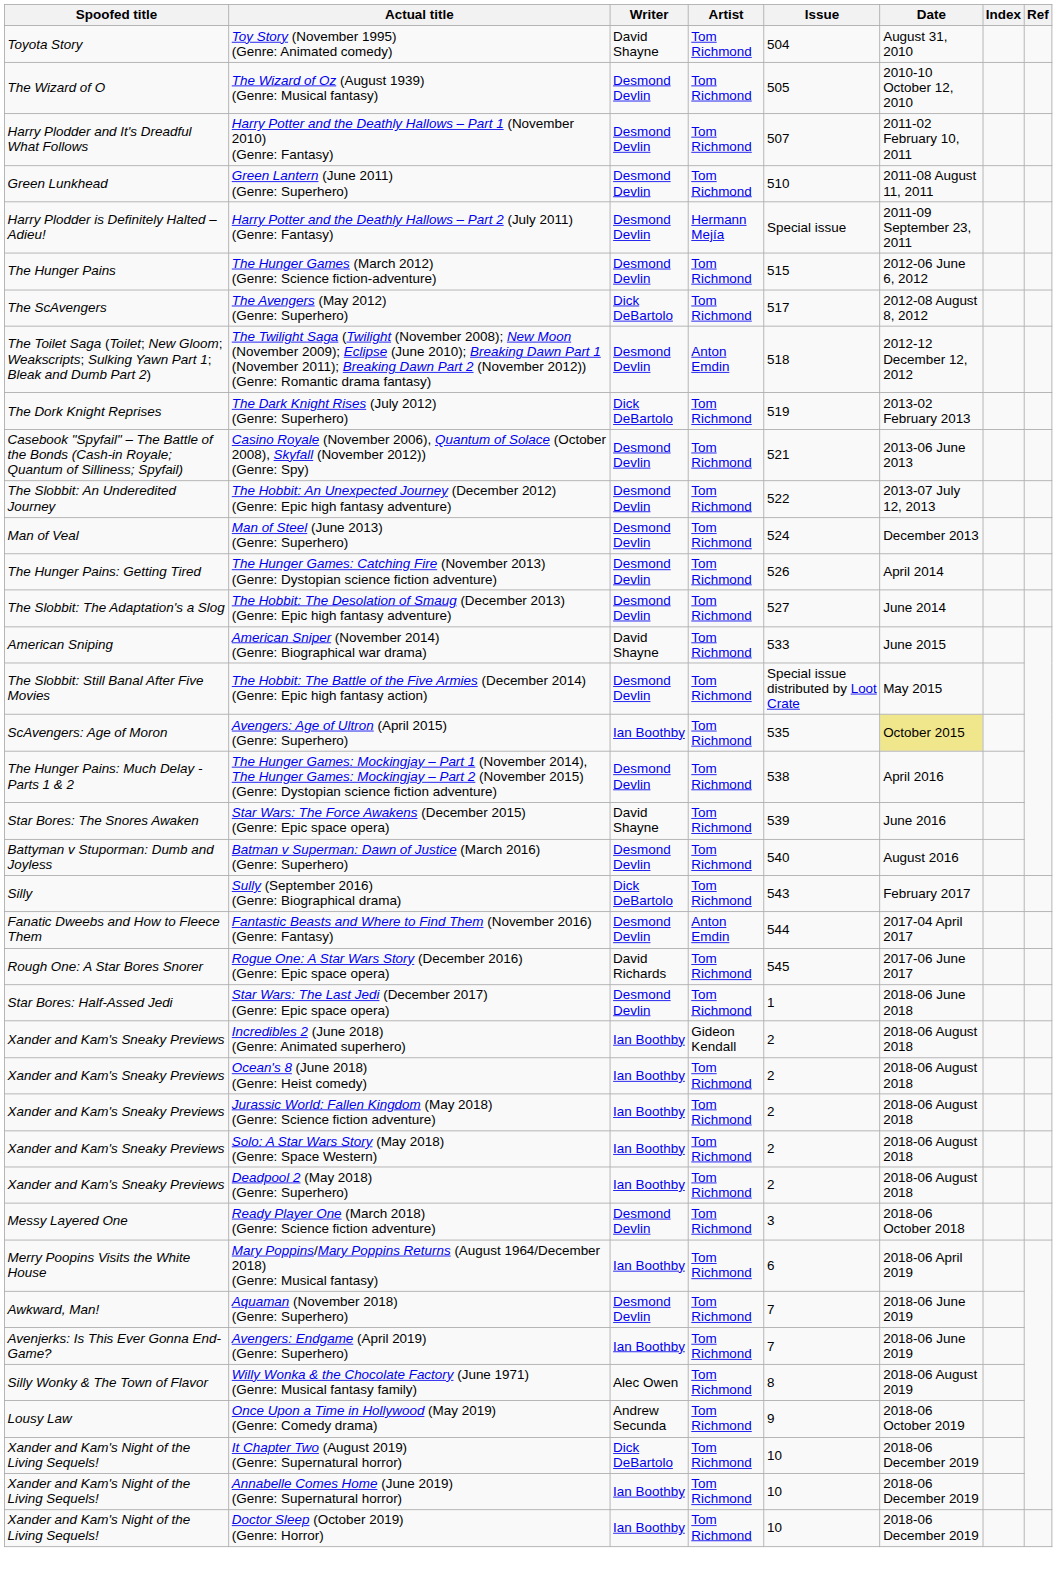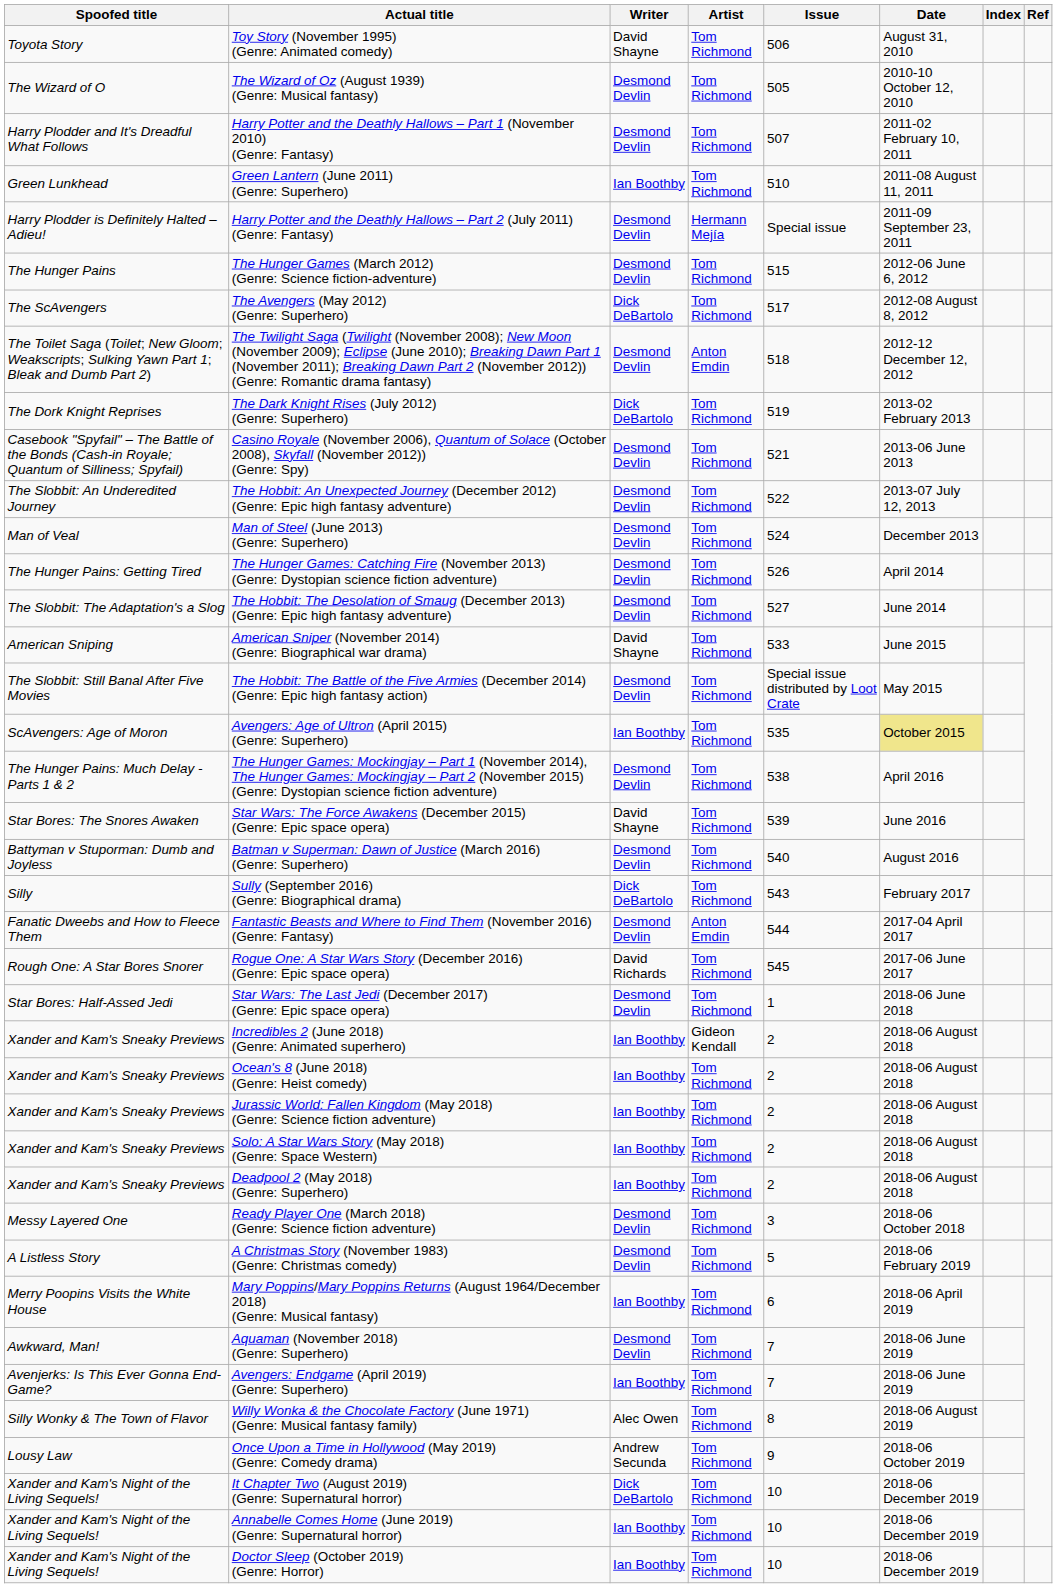(778, 44) 504 -> (778, 44) 506
(642, 183) Desmond Devlin -> (649, 183) Ian Boothby
+ row: (340, 1258)
